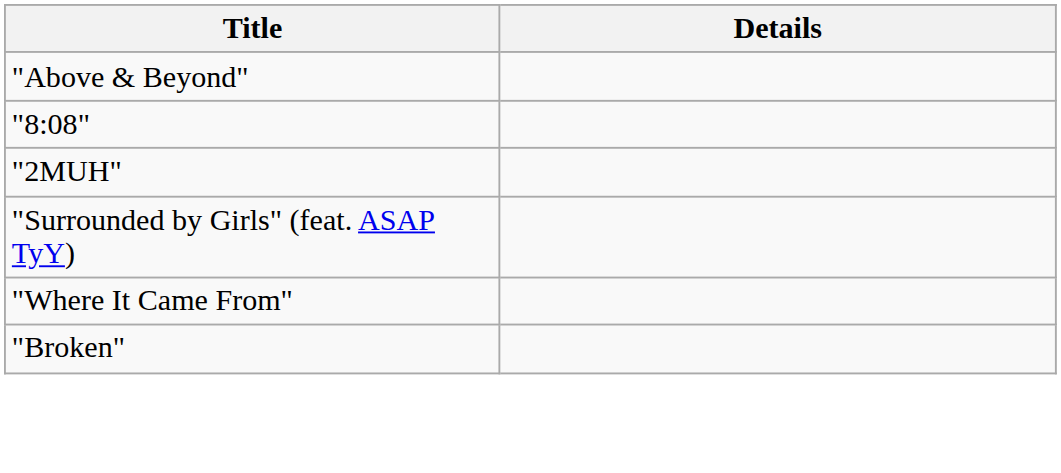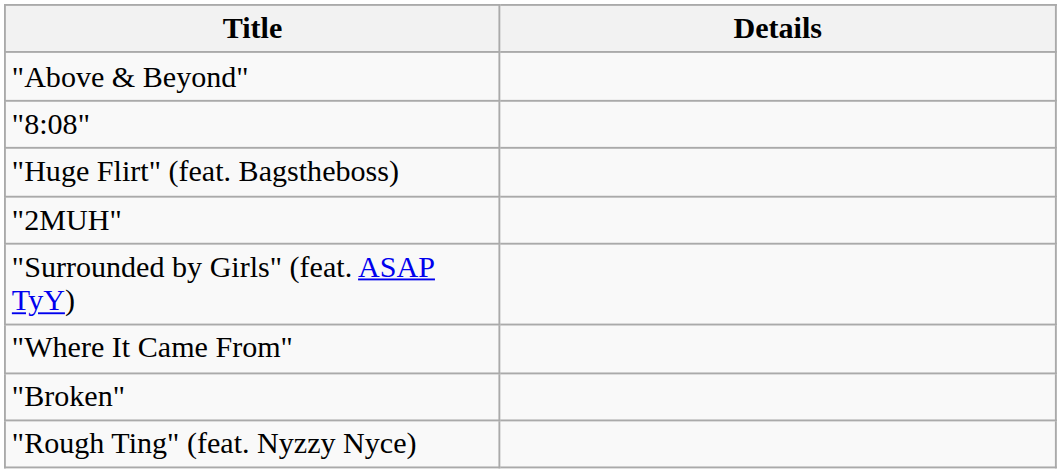+ row: (205, 171)
+ row: (214, 443)
